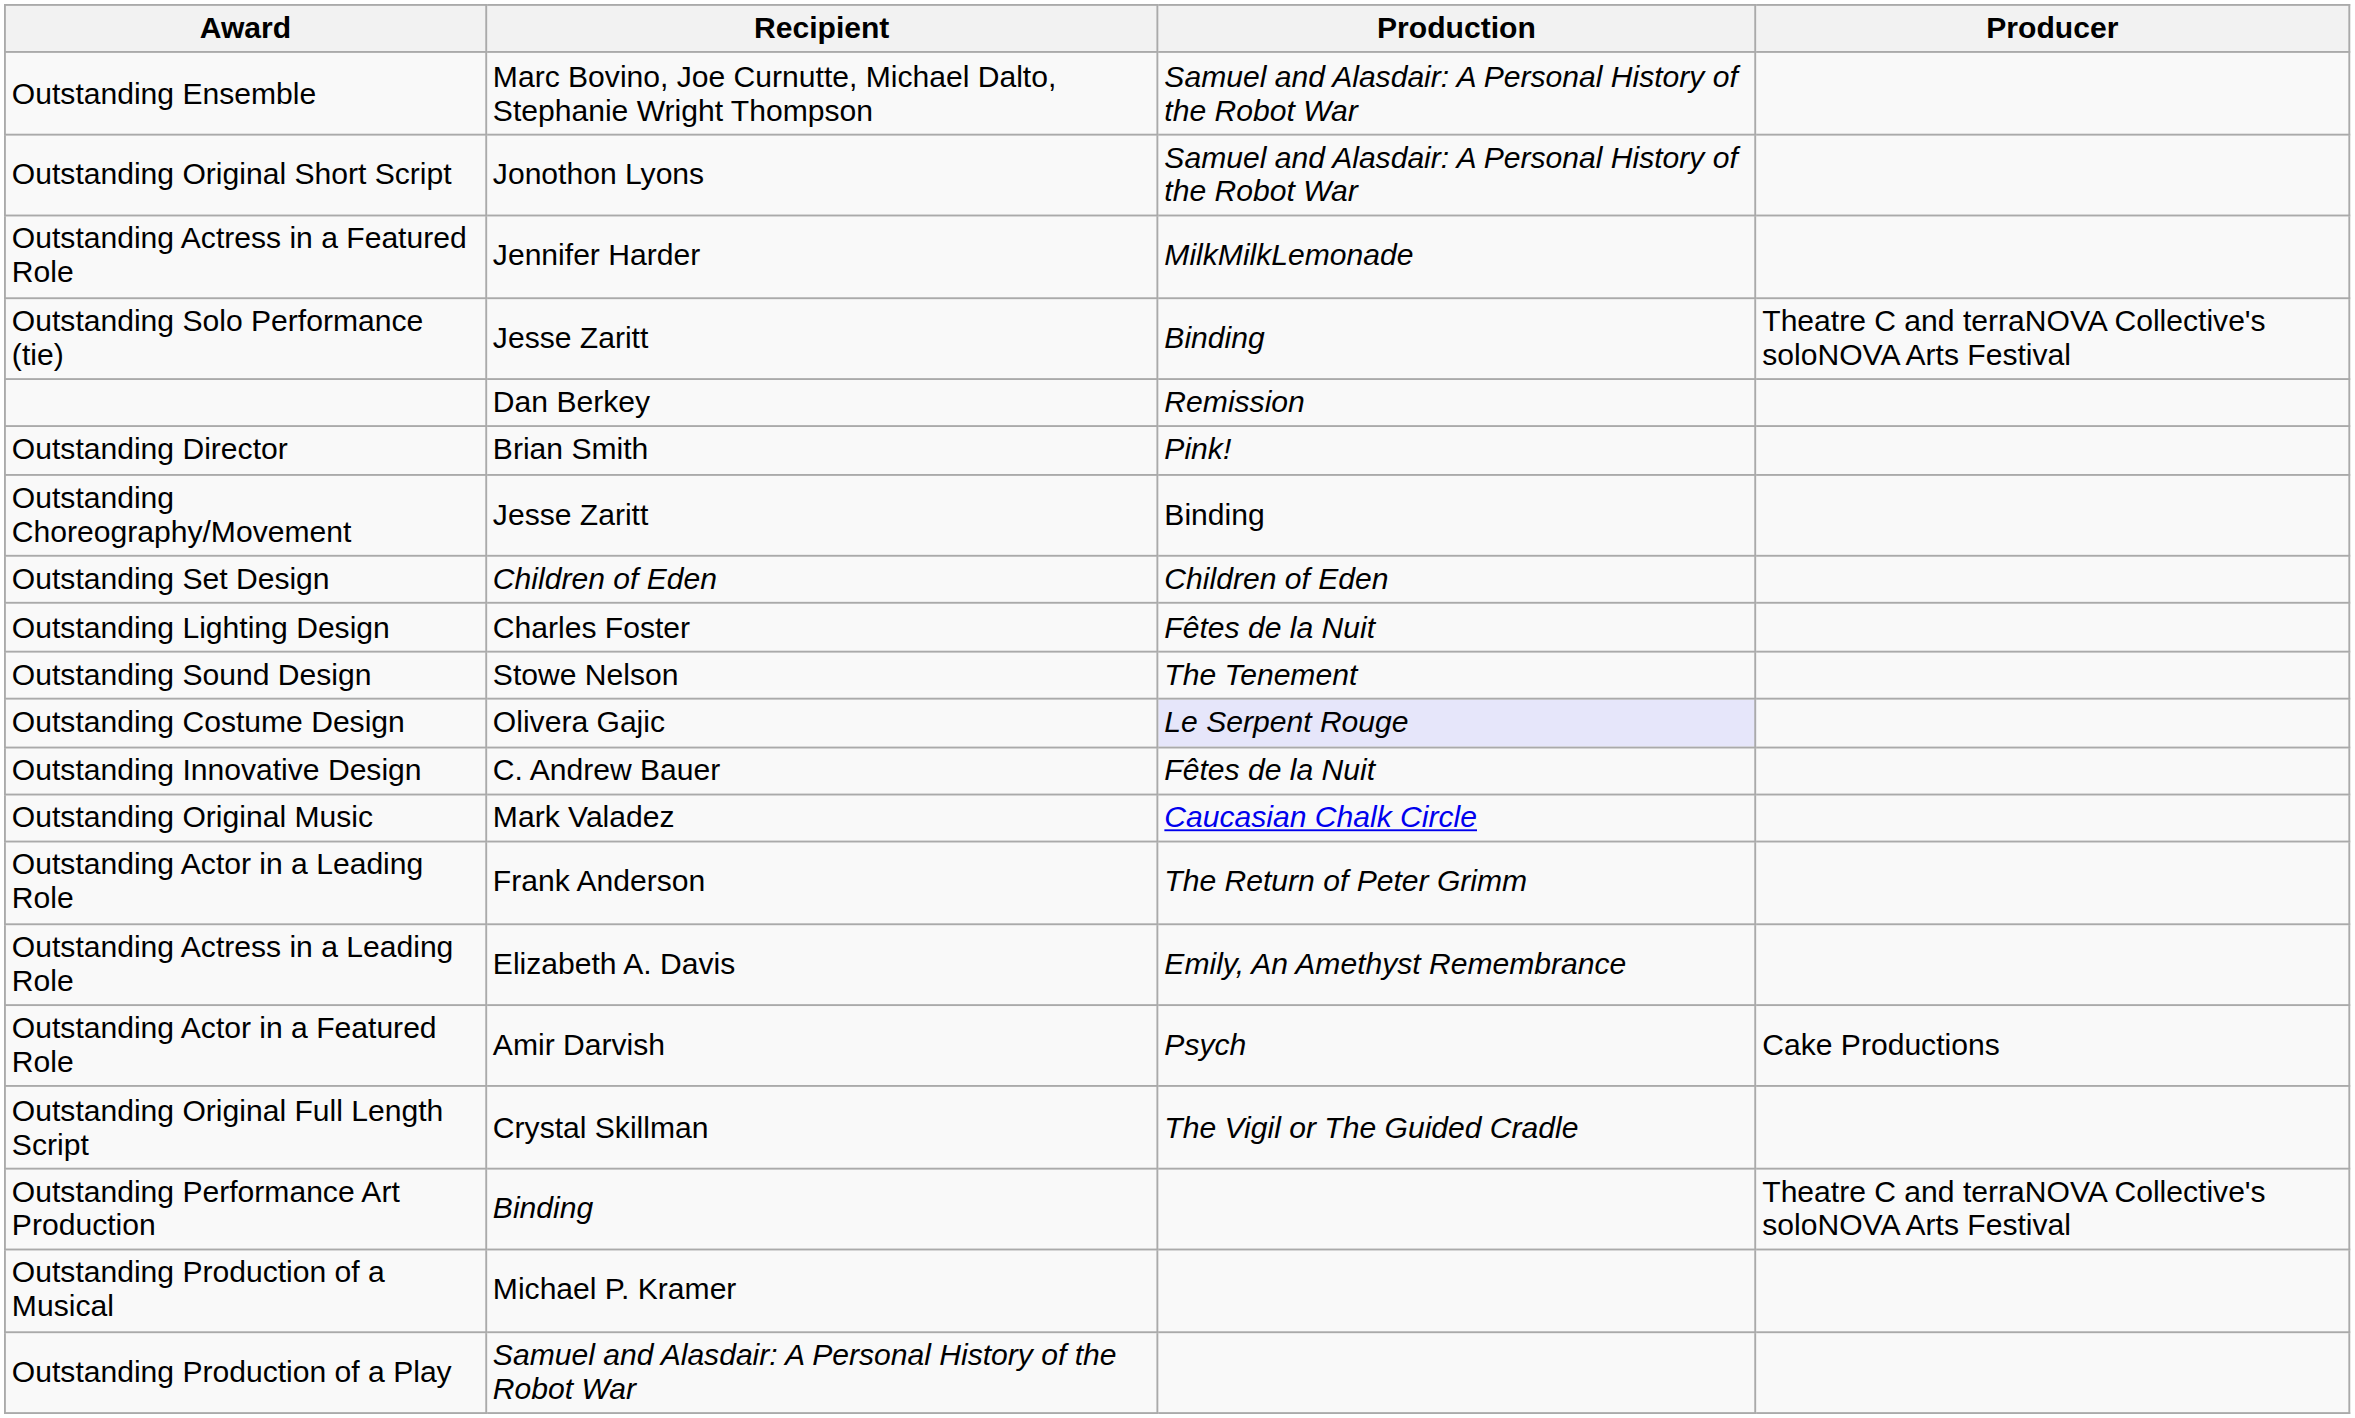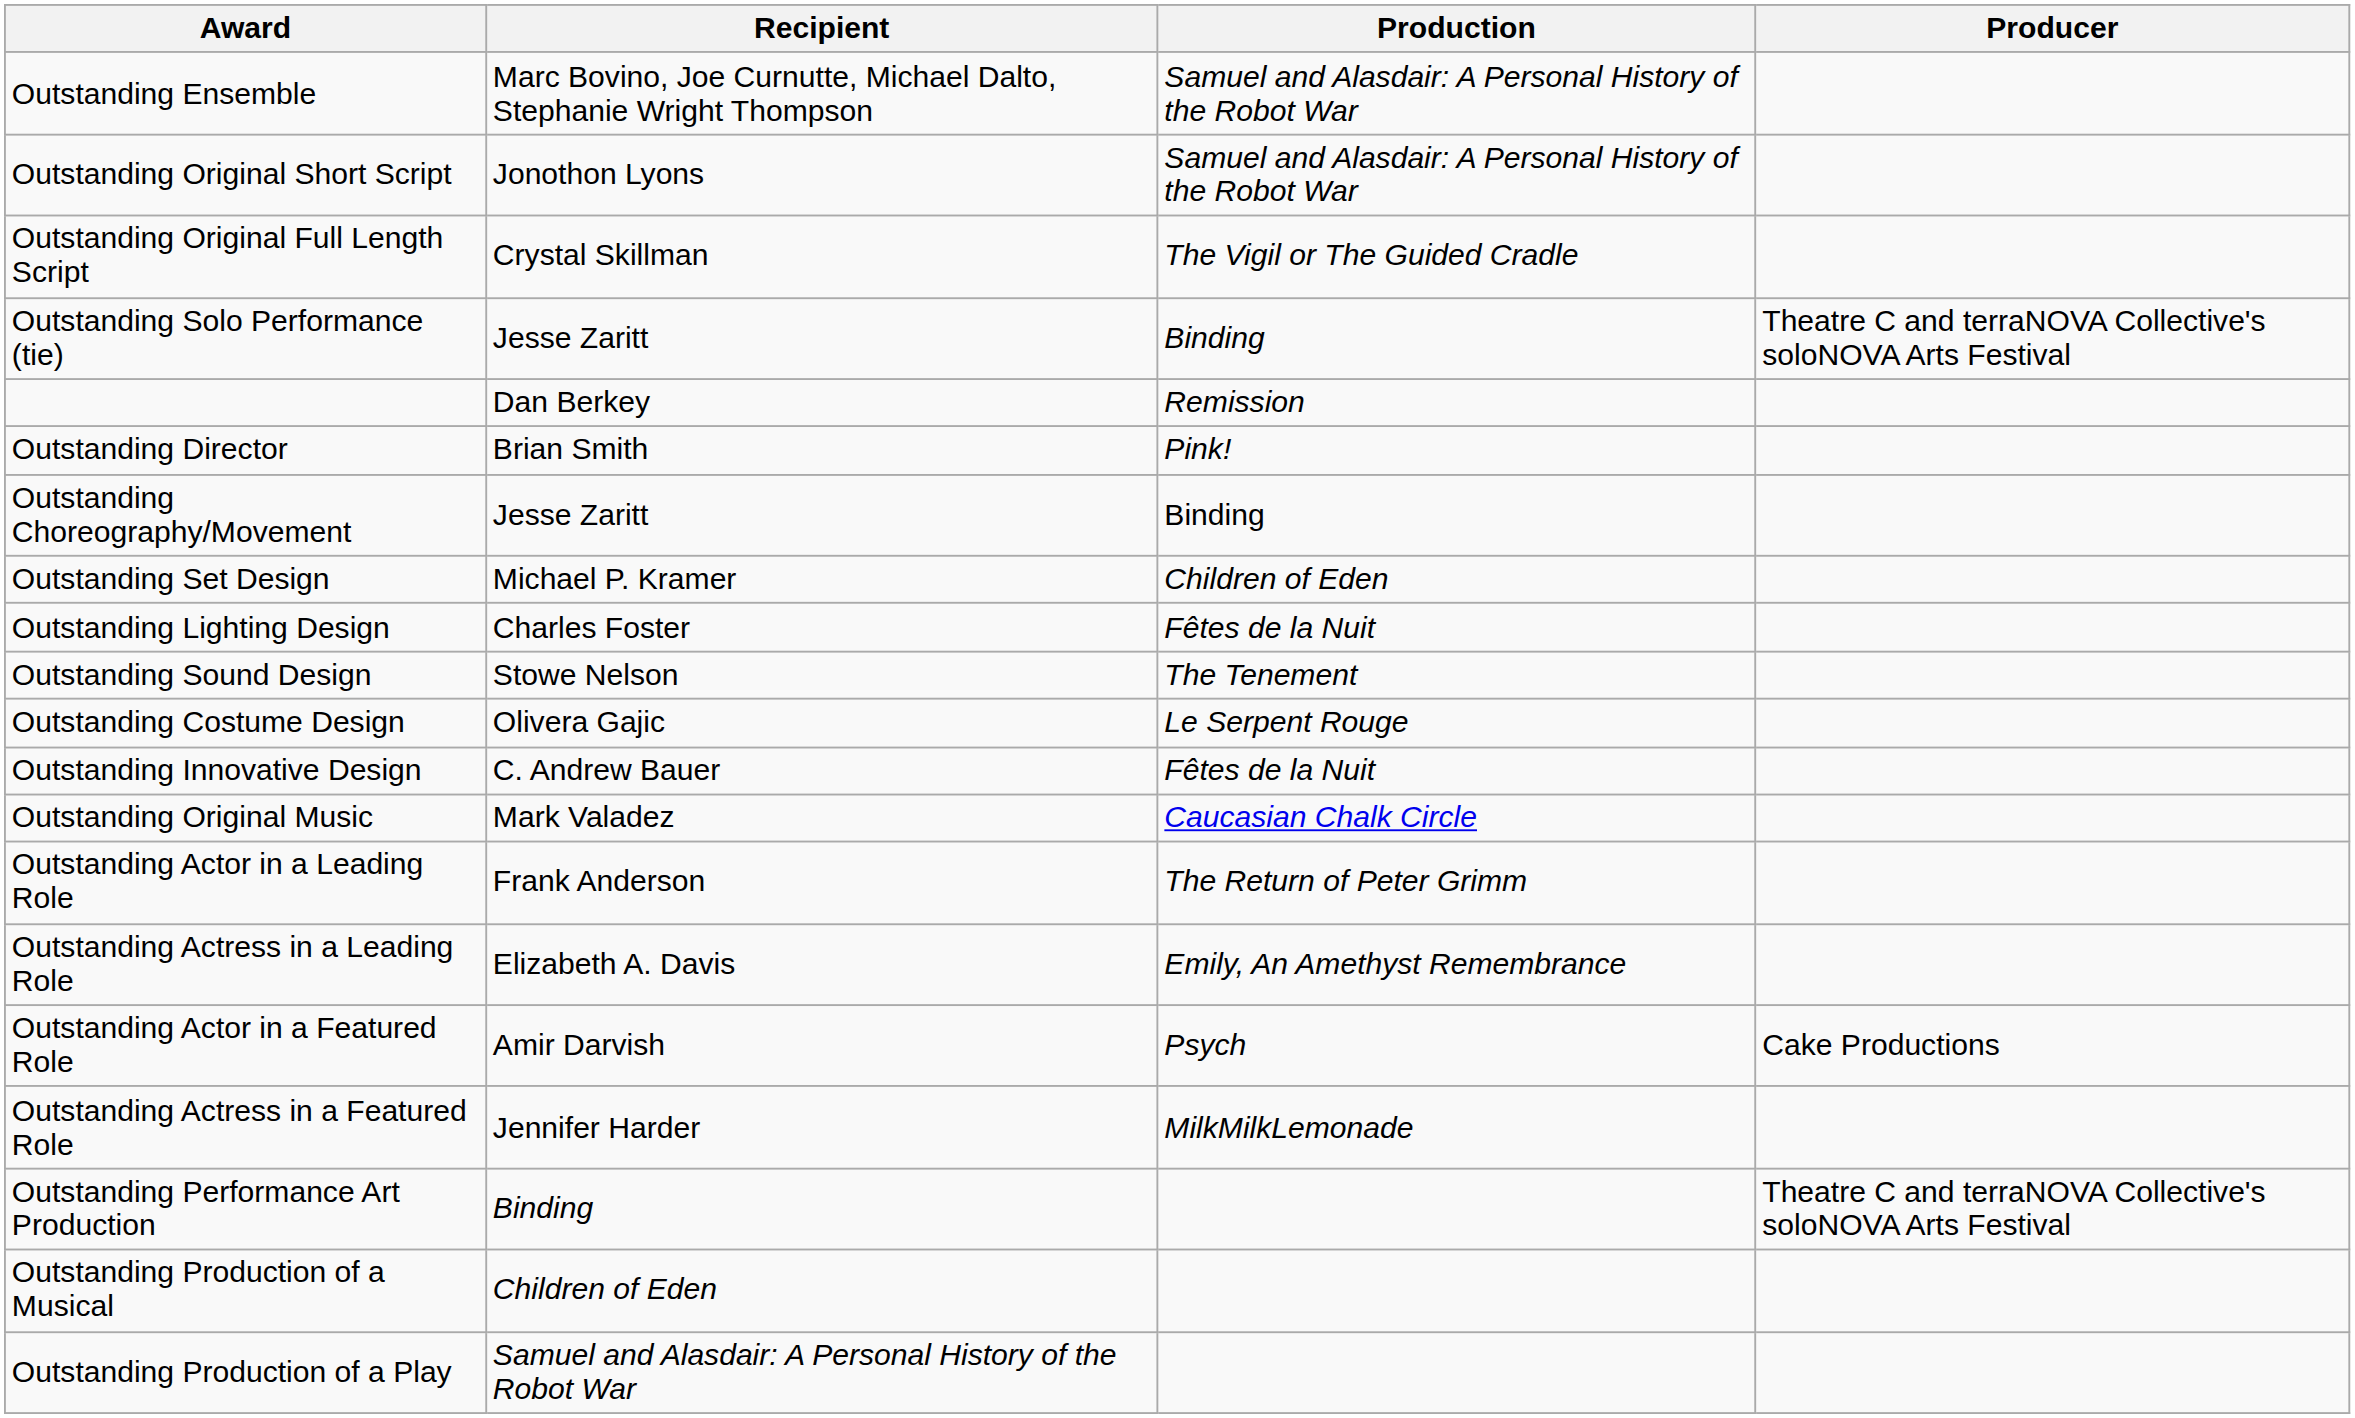rows swapped: (228, 1126) <-> (239, 256)
(605, 579) Children of Eden -> (615, 579) Michael P. Kramer
(1286, 722) lavender background -> (1286, 722) no background
(615, 1290) Michael P. Kramer -> (605, 1290) Children of Eden
